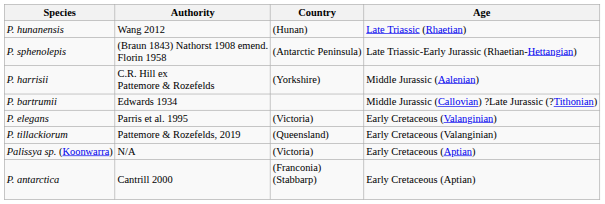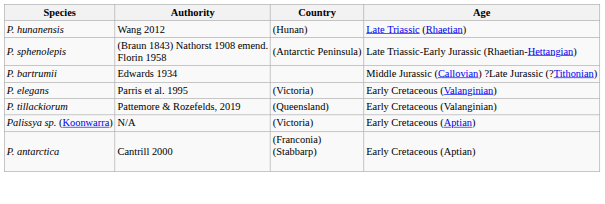- row: (27, 79)
